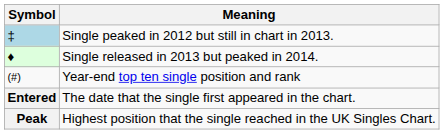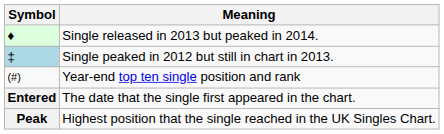rows swapped: (198, 35) <-> (190, 56)
